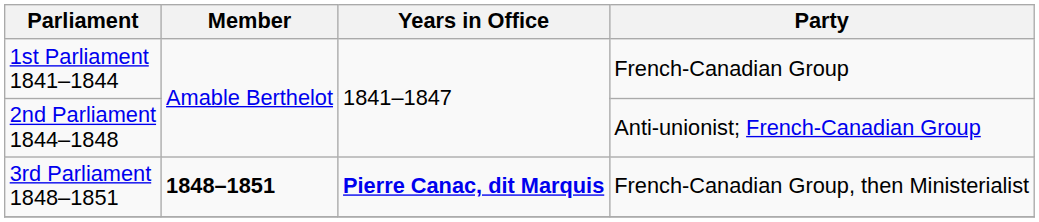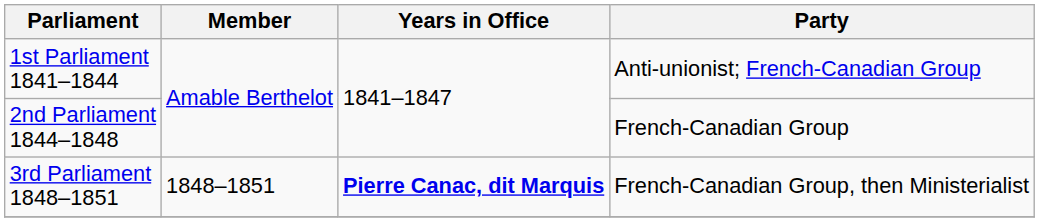(732, 68) French-Canadian Group -> (798, 68) Anti-unionist; French-Canadian Group
(798, 127) Anti-unionist; French-Canadian Group -> (732, 127) French-Canadian Group
(221, 186) bold -> (221, 186) normal
